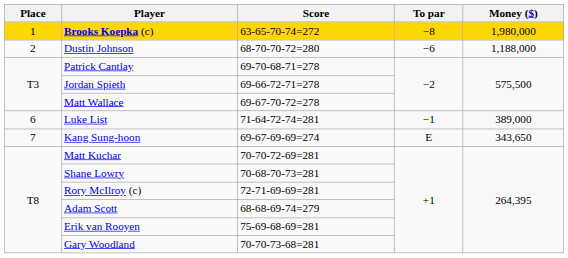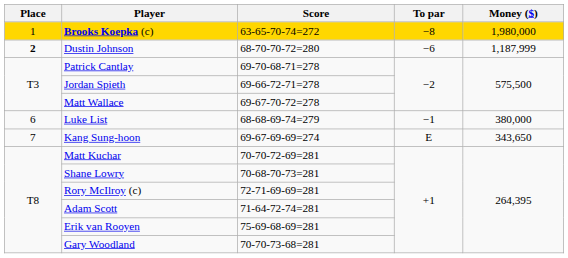(33, 48) normal -> (33, 48) bold
(513, 48) 1,188,000 -> (513, 48) 1,187,999
(280, 119) 71-64-72-74=281 -> (280, 119) 68-68-69-74=279
(513, 119) 389,000 -> (513, 119) 380,000
(280, 208) 68-68-69-74=279 -> (280, 208) 71-64-72-74=281
